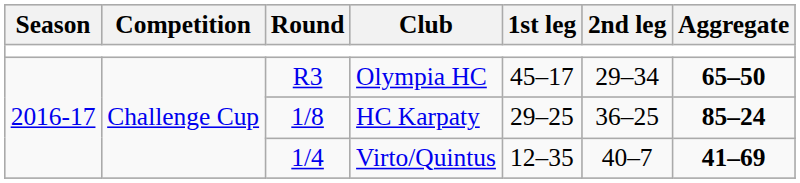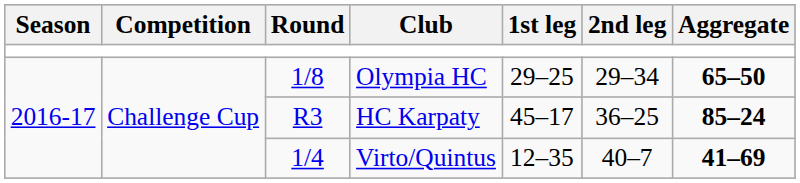(308, 76) R3 -> (308, 76) 1/8
(542, 76) 45–17 -> (542, 76) 29–25
(308, 117) 1/8 -> (308, 117) R3
(542, 117) 29–25 -> (542, 117) 45–17
